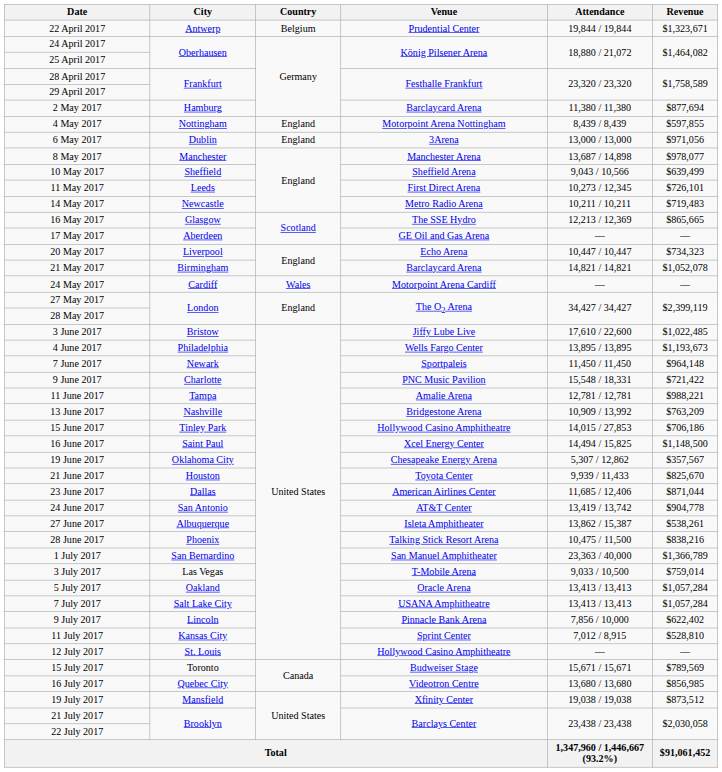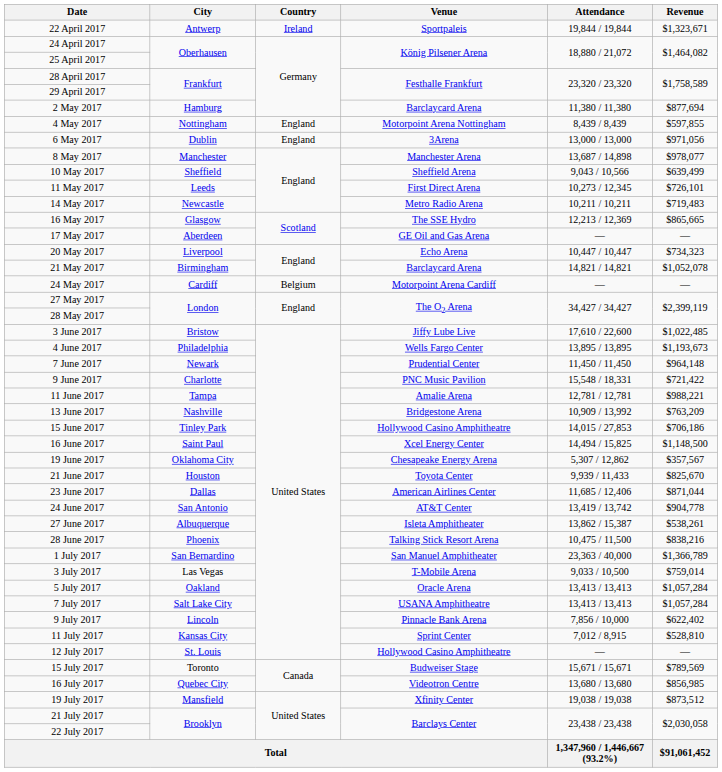(298, 28) Belgium -> (298, 28) Ireland
(444, 28) Prudential Center -> (444, 28) Sportpaleis
(298, 284) Wales -> (298, 284) Belgium
(444, 364) Sportpaleis -> (444, 364) Prudential Center
